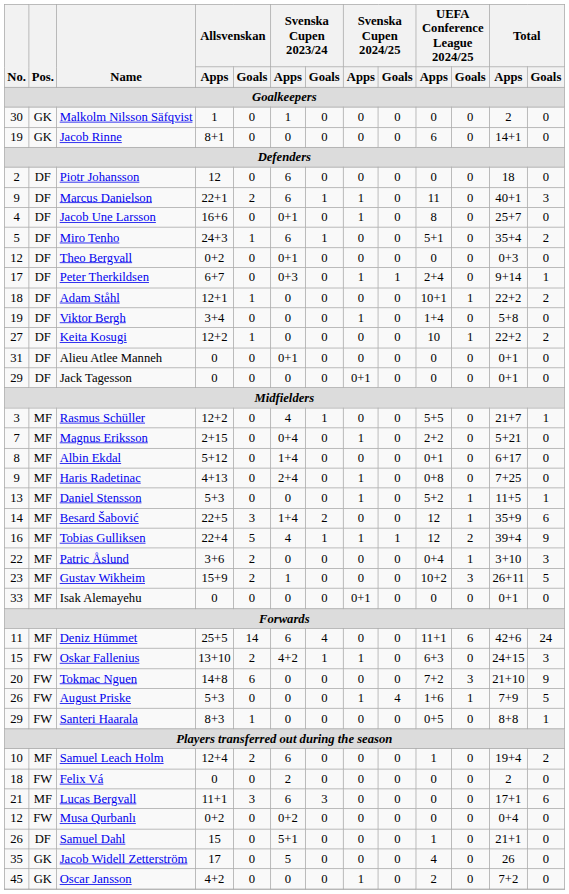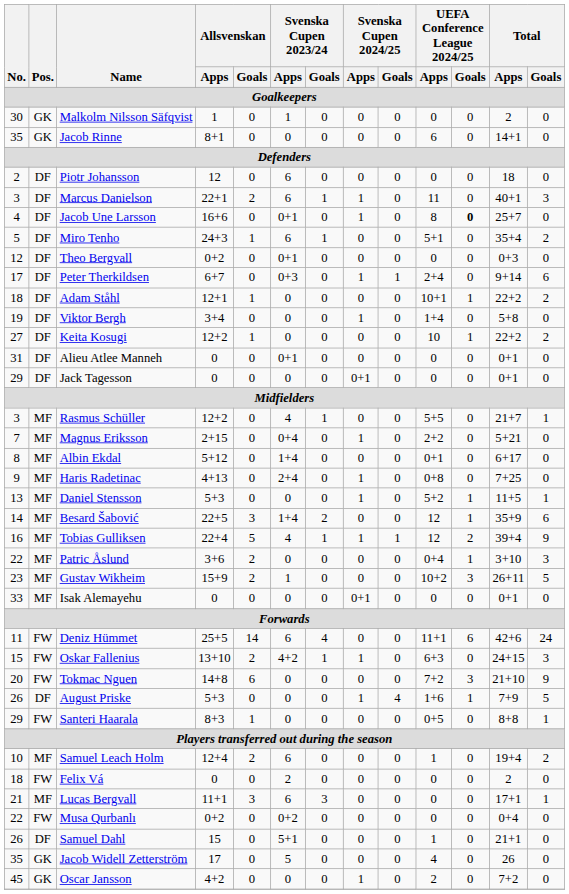(17, 137) 19 -> (17, 137) 35
(17, 197) 9 -> (17, 197) 3
(470, 217) normal -> (470, 217) bold
(546, 277) 1 -> (546, 277) 6
(43, 638) MF -> (43, 638) FW
(43, 698) FW -> (43, 698) DF
(546, 798) 6 -> (546, 798) 1
(17, 818) 12 -> (17, 818) 22
